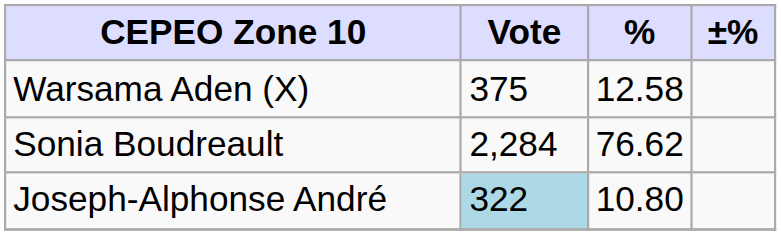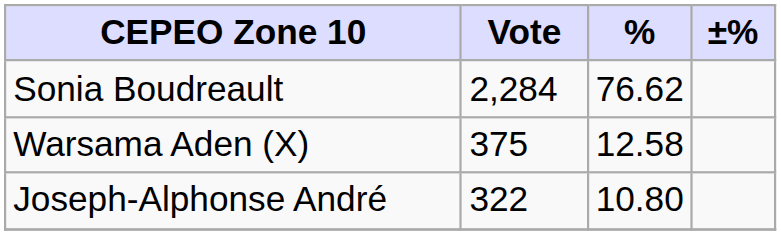rows swapped: (148, 144) <-> (161, 88)
(499, 199) lightblue background -> (499, 199) no background
